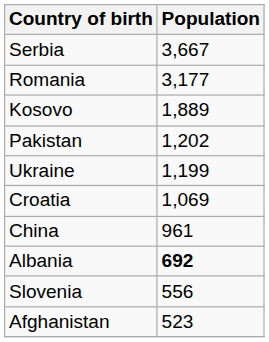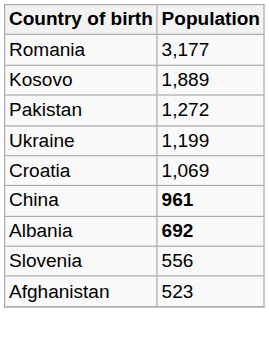- row: (37, 49)
(185, 140) 1,202 -> (185, 110) 1,272
(177, 230) normal -> (177, 200) bold
